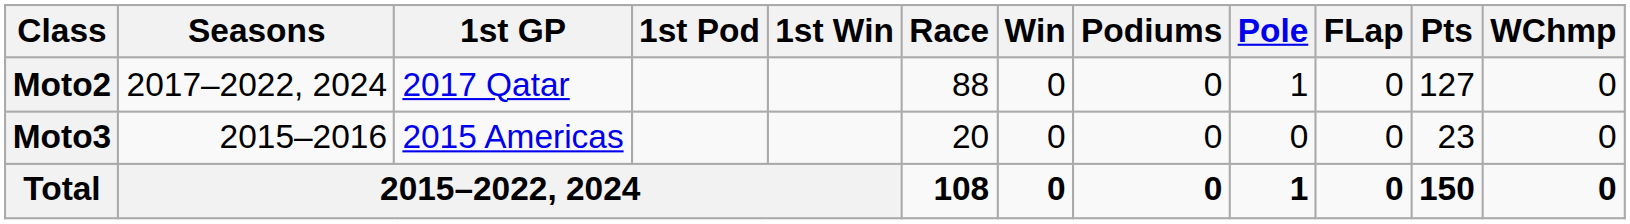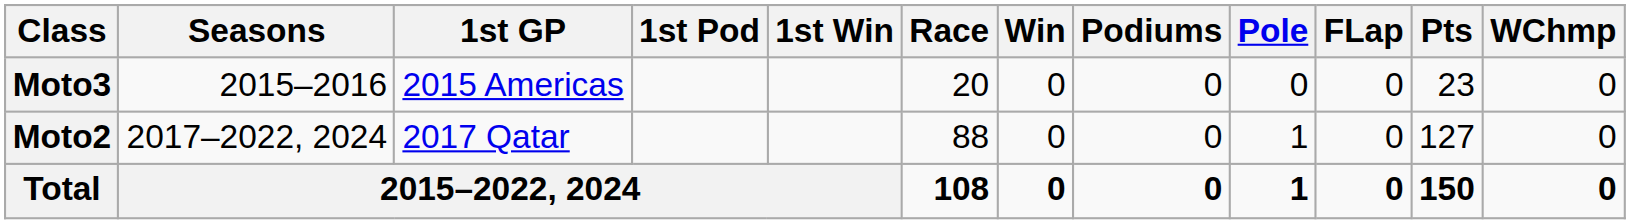rows swapped: (62, 137) <-> (62, 84)
